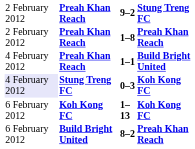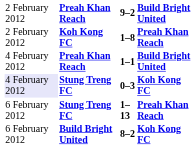(163, 13) Stung Treng FC -> (164, 13) Build Bright United
(85, 37) Preah Khan Reach -> (81, 37) Koh Kong FC
(81, 110) Koh Kong FC -> (85, 110) Stung Treng FC
(159, 110) Koh Kong FC -> (163, 110) Preah Khan Reach
(163, 134) Preah Khan Reach -> (159, 134) Koh Kong FC
